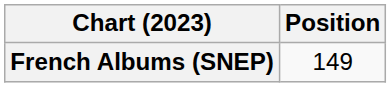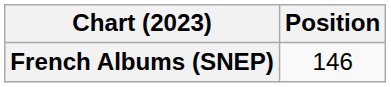(333, 61) 149 -> (333, 61) 146
